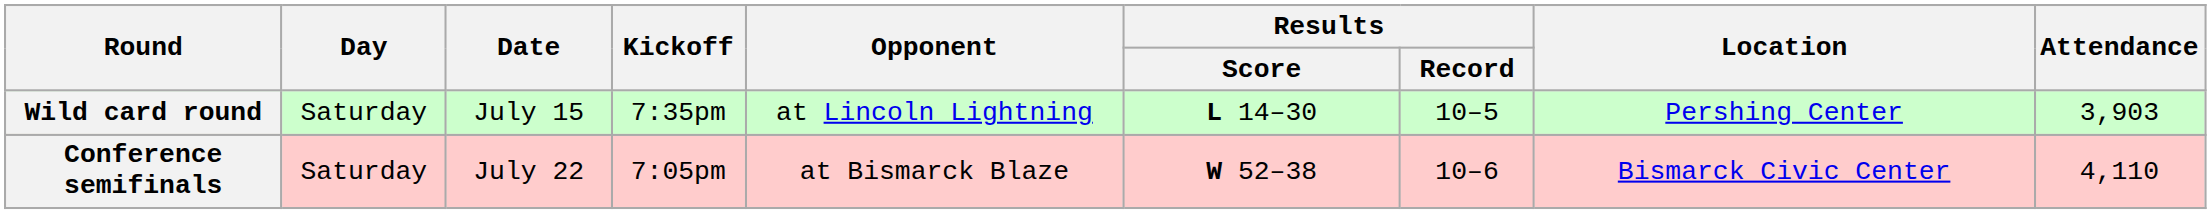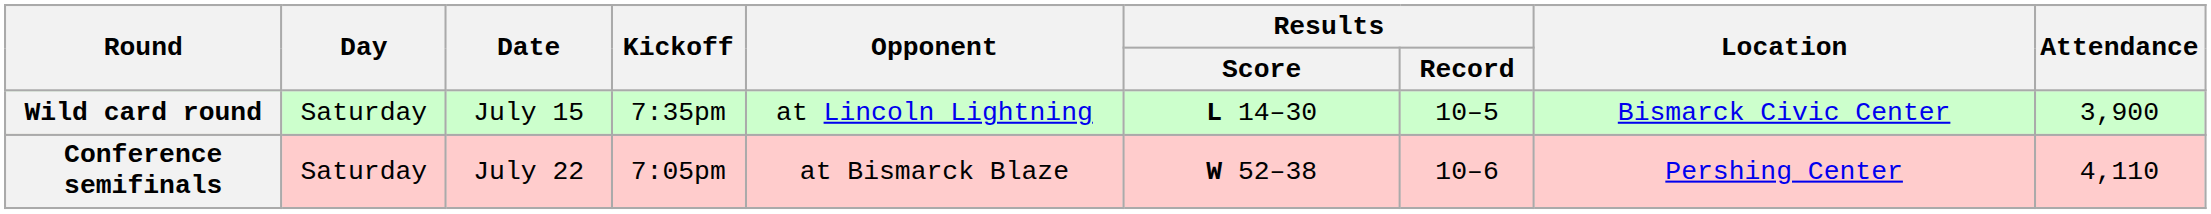(1784, 113) Pershing Center -> (1784, 113) Bismarck Civic Center
(2119, 113) 3,903 -> (2119, 113) 3,900
(1784, 171) Bismarck Civic Center -> (1784, 171) Pershing Center
